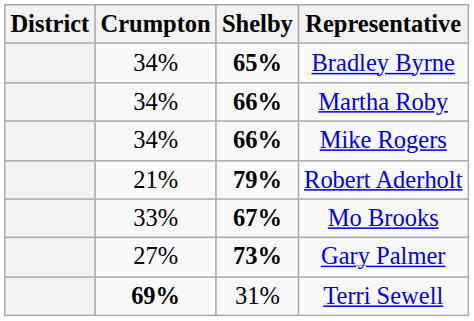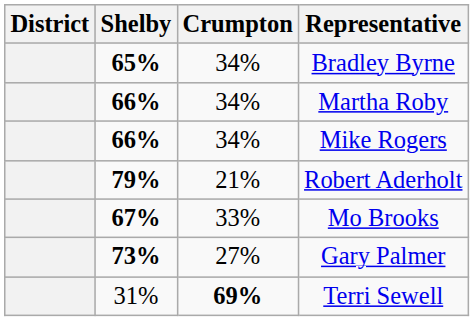columns swapped: (257, 23) <-> (156, 23)
